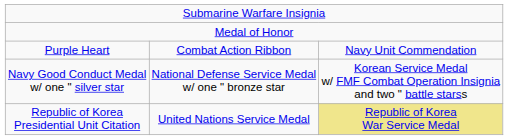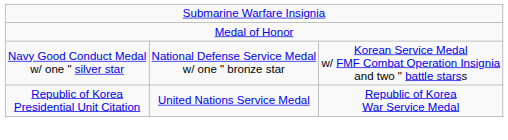- row: (77, 50)
(411, 119) khaki background -> (411, 100) no background
